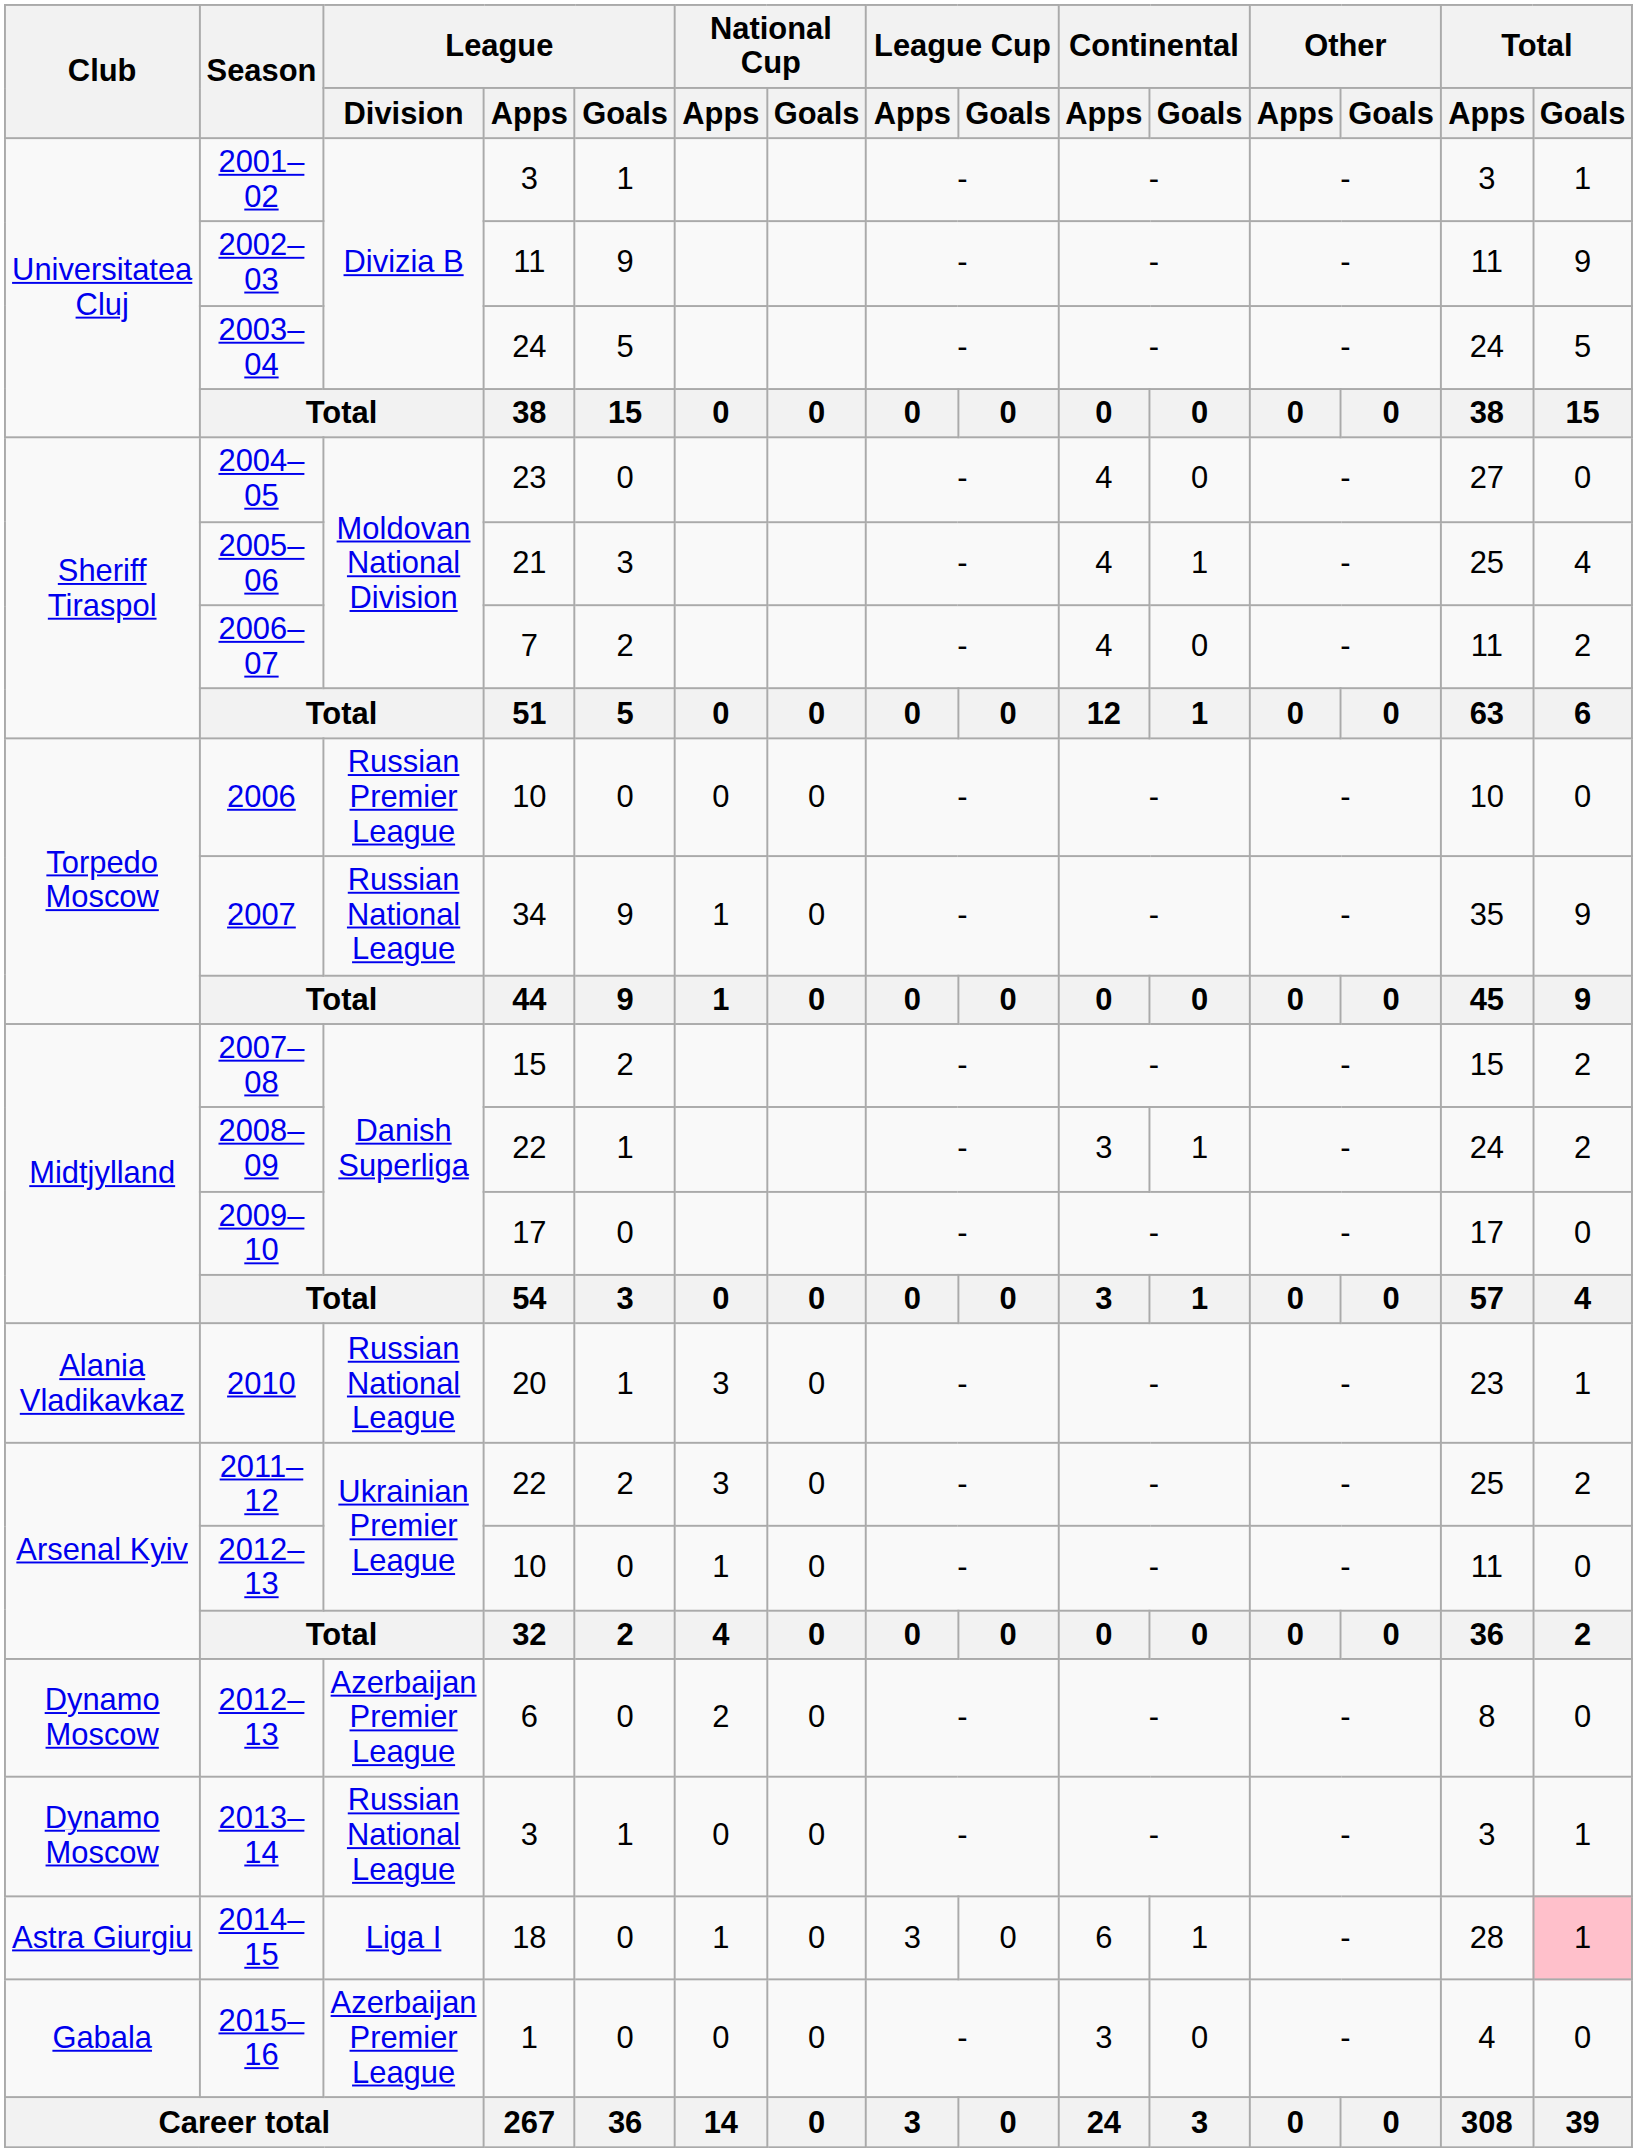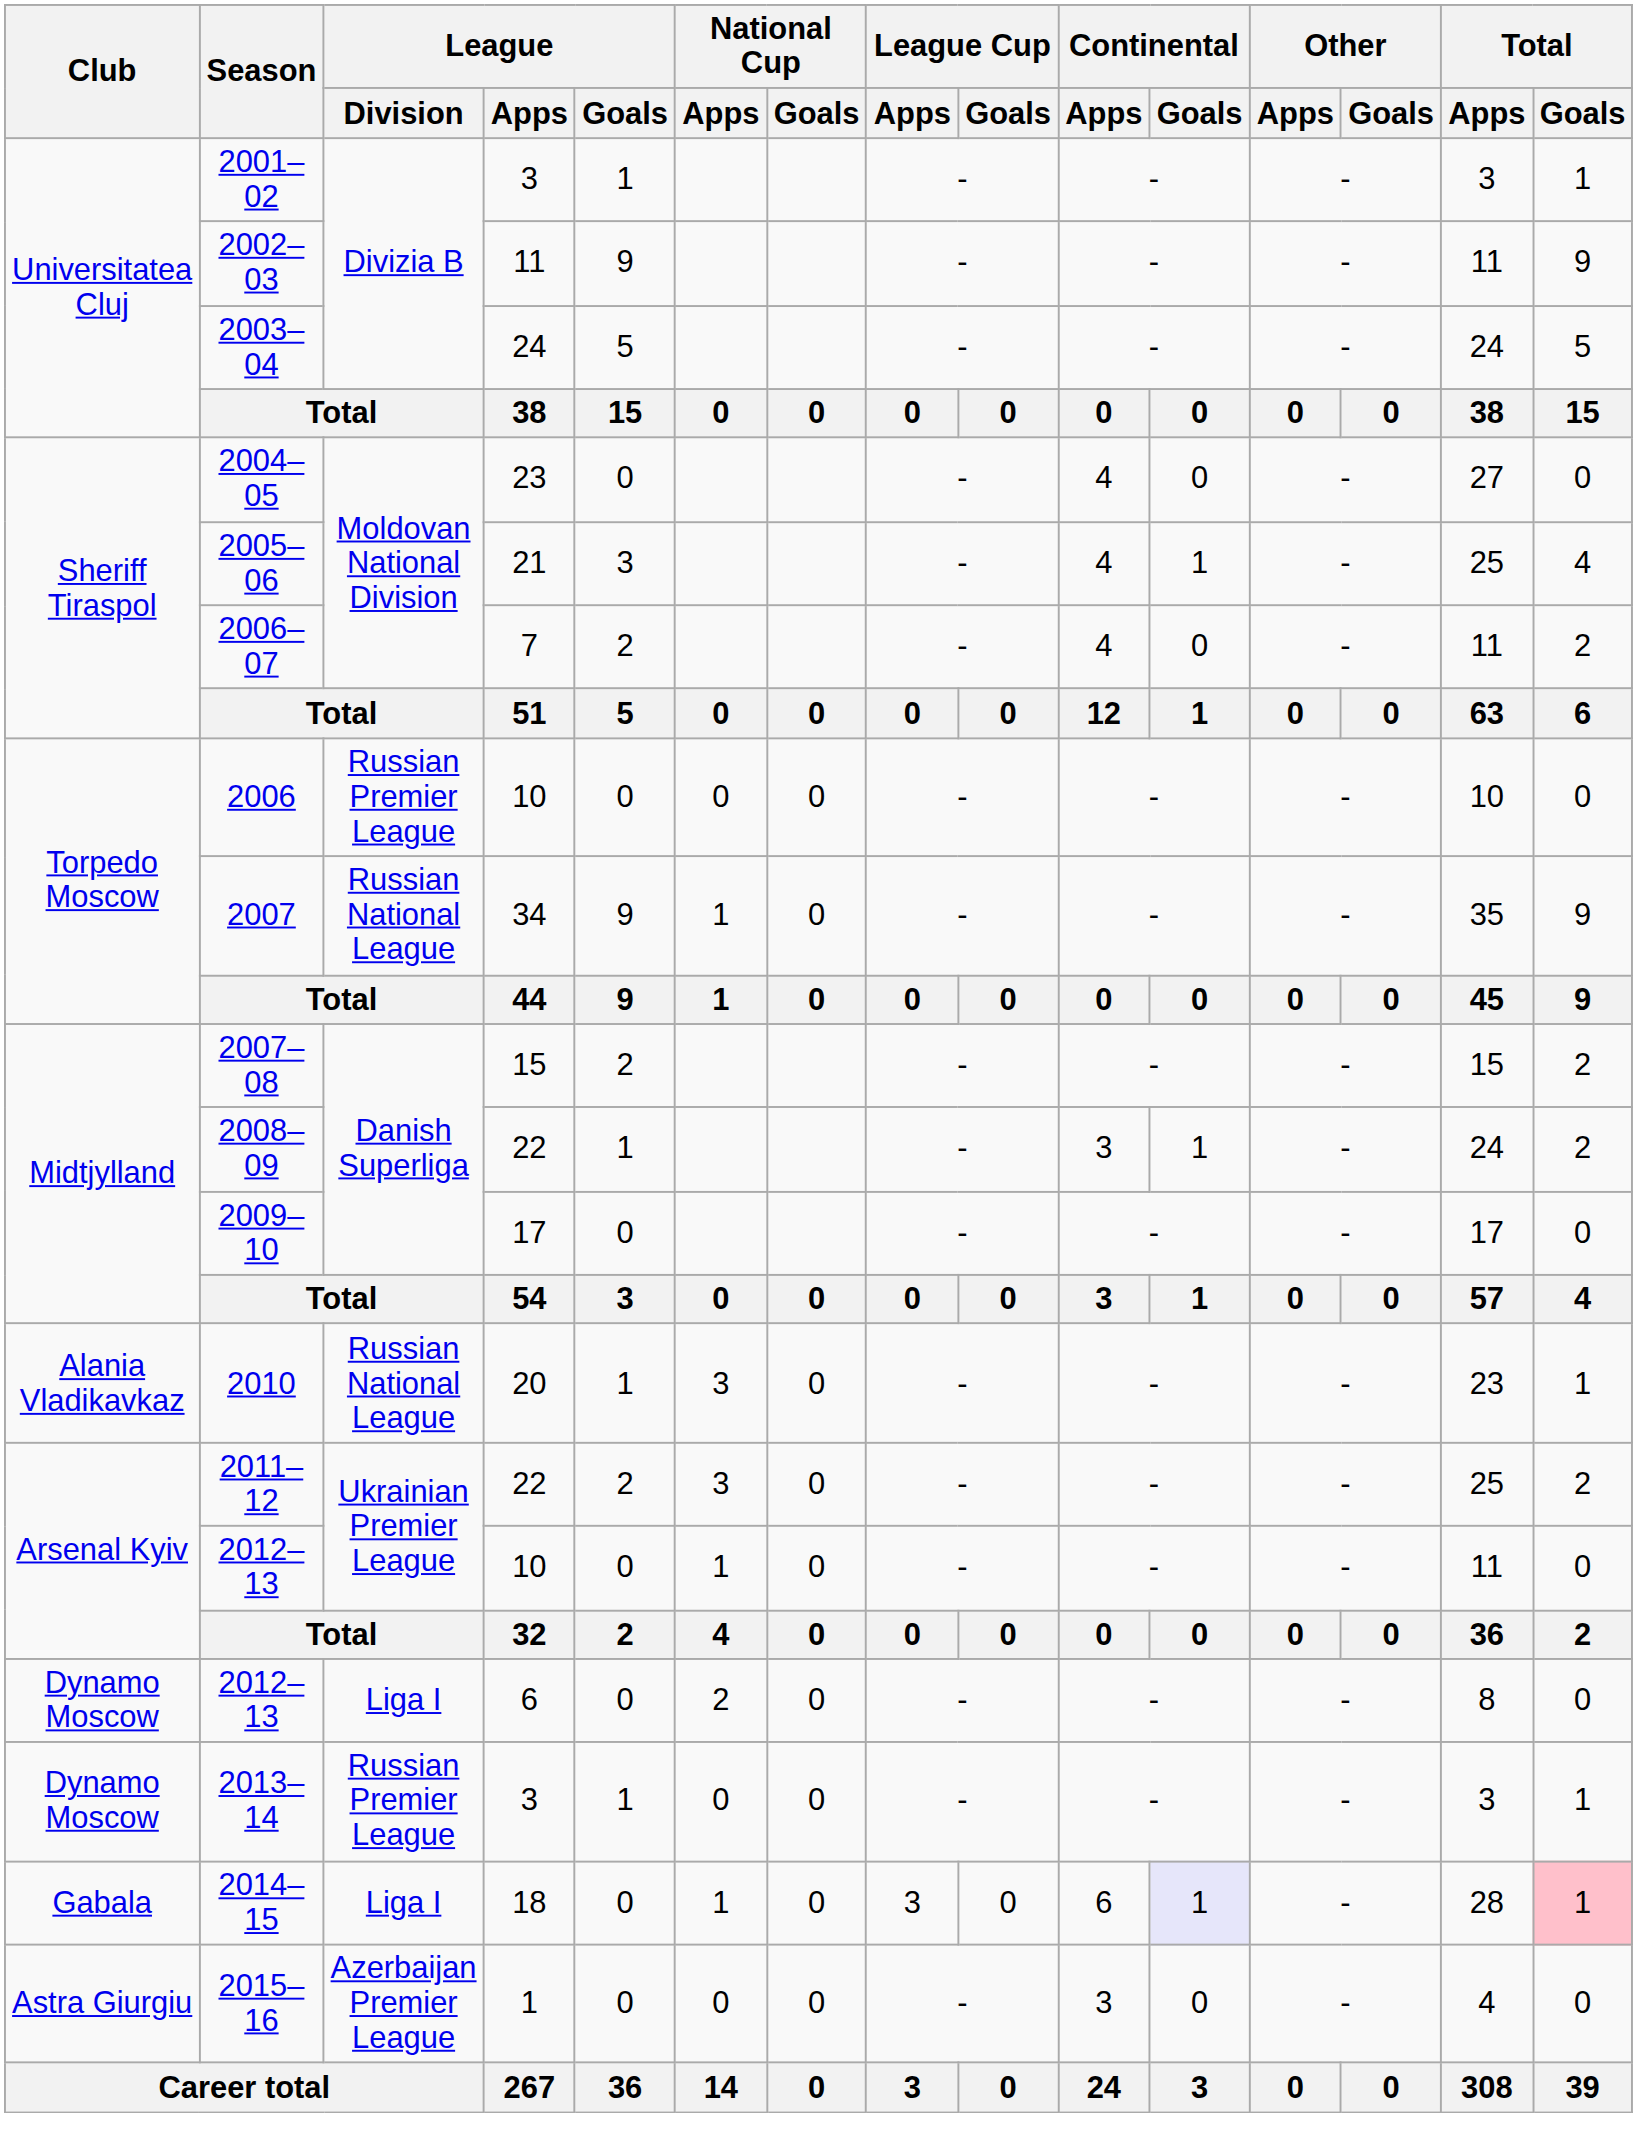(404, 1717) Azerbaijan Premier League -> (404, 1700) Liga I
(404, 1835) Russian National League -> (404, 1801) Russian Premier League
(102, 1937) Astra Giurgiu -> (102, 1902) Gabala
(1200, 1937) no background -> (1200, 1902) lavender background
(102, 2038) Gabala -> (102, 2003) Astra Giurgiu
